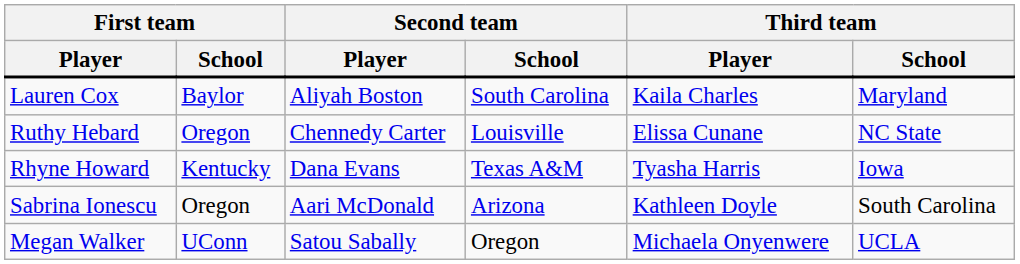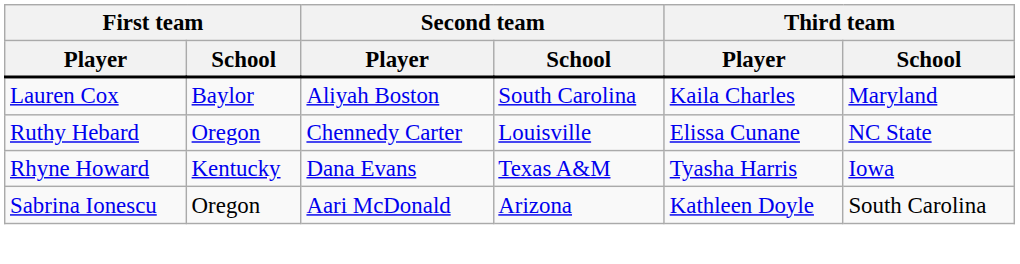- row: (77, 241)
